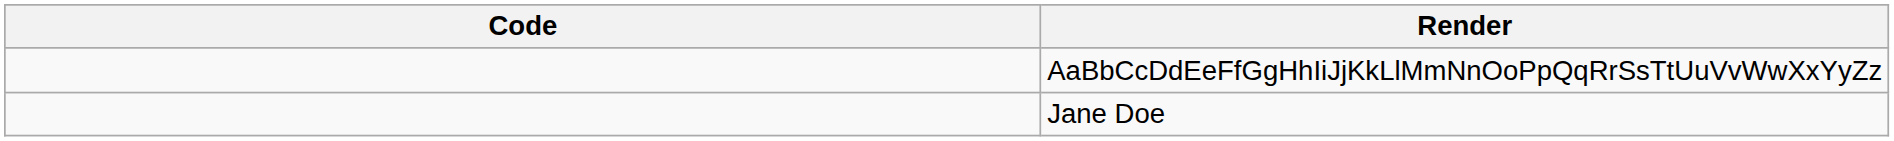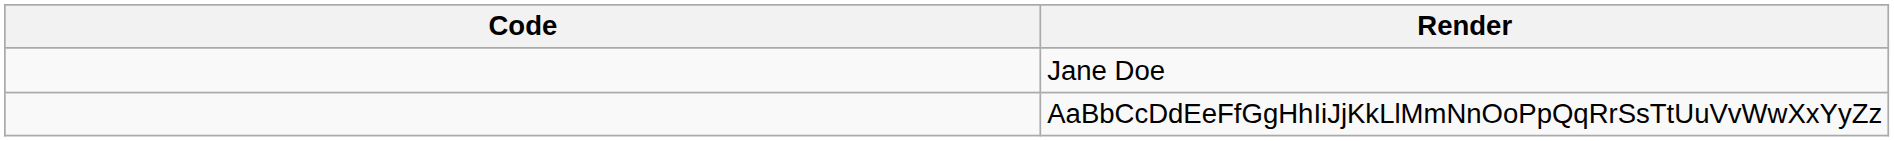rows swapped: (1106, 113) <-> (1465, 69)
